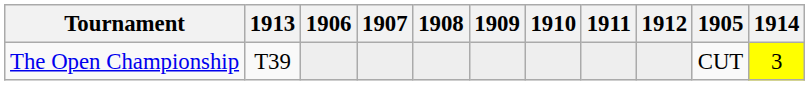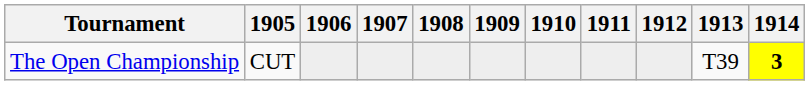columns swapped: (720, 23) <-> (272, 23)
(777, 61) normal -> (777, 61) bold
